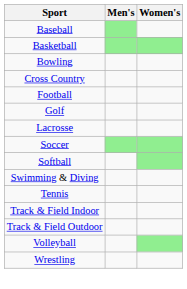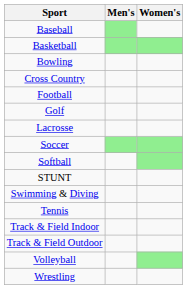+ row: (55, 177)
